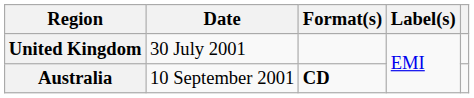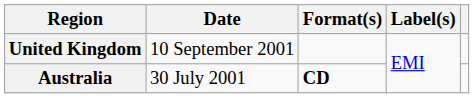(198, 48) 30 July 2001 -> (222, 48) 10 September 2001
(222, 78) 10 September 2001 -> (198, 78) 30 July 2001
